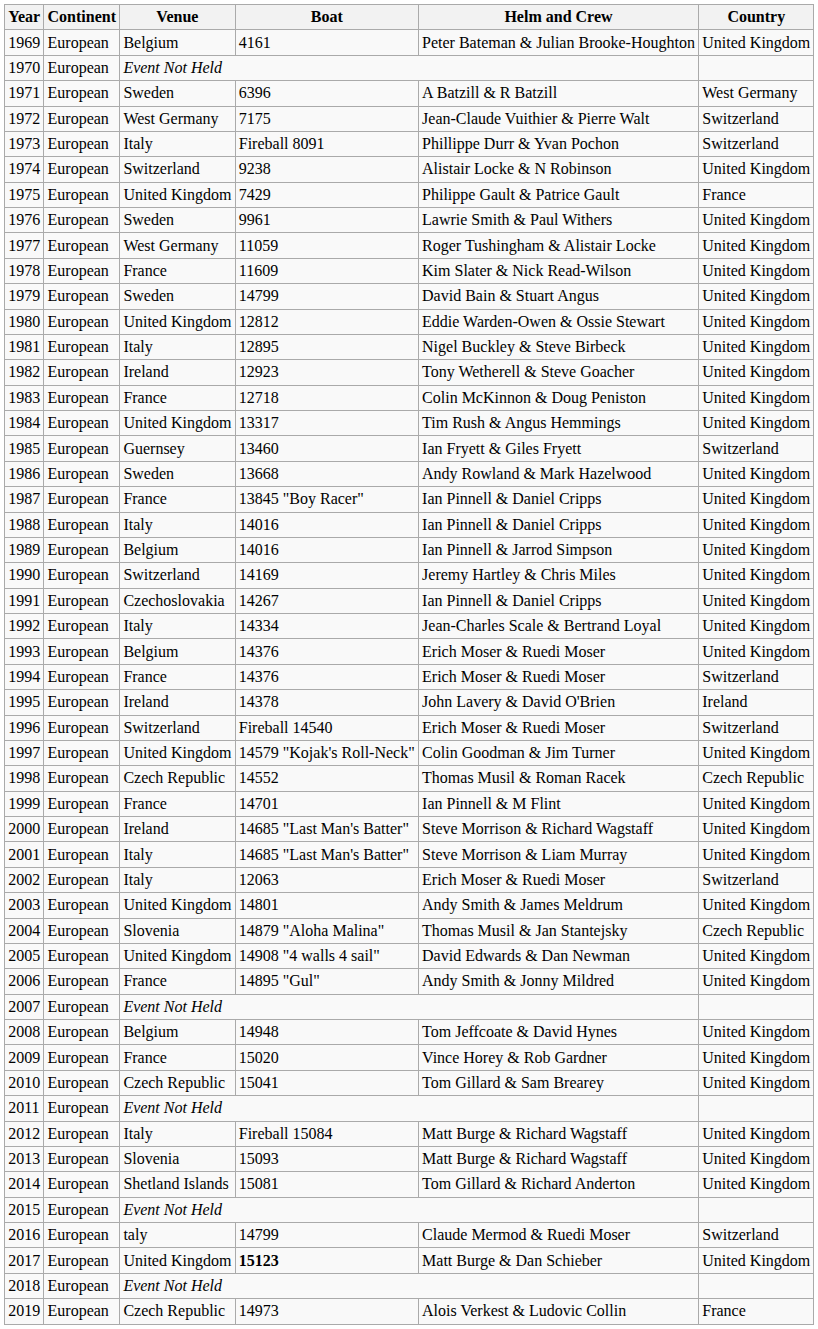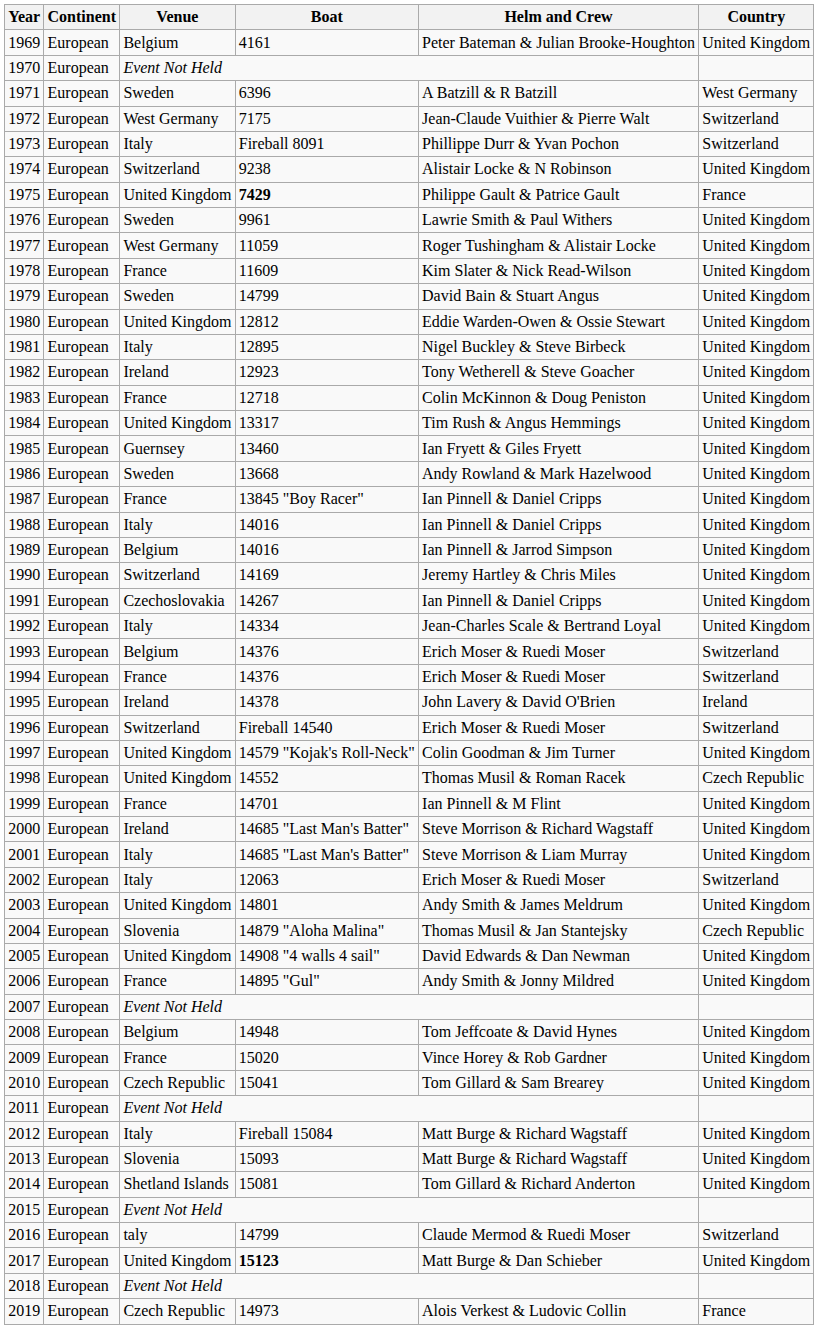(255, 194) normal -> (255, 194) bold
(740, 448) Switzerland -> (756, 448) United Kingdom
(756, 651) United Kingdom -> (740, 651) Switzerland
(174, 778) Czech Republic -> (177, 778) United Kingdom
